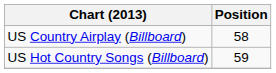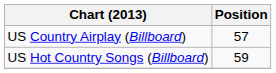(241, 36) 58 -> (241, 36) 57
